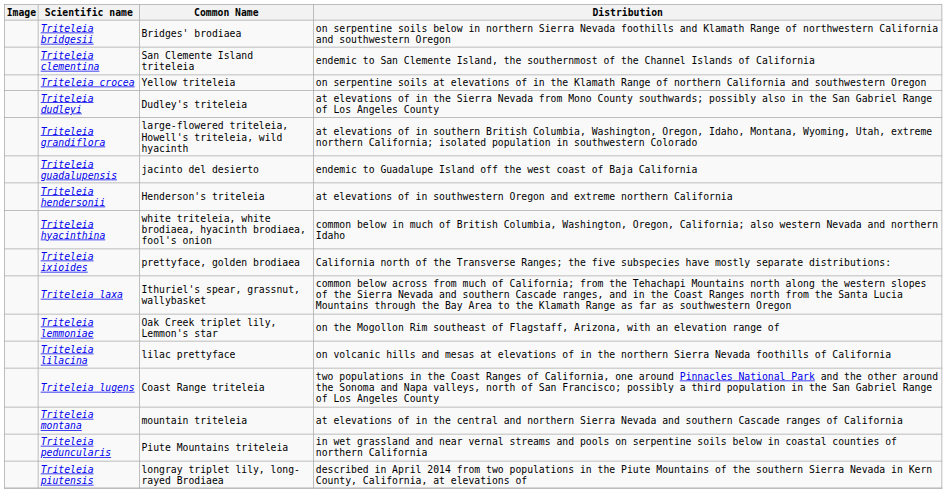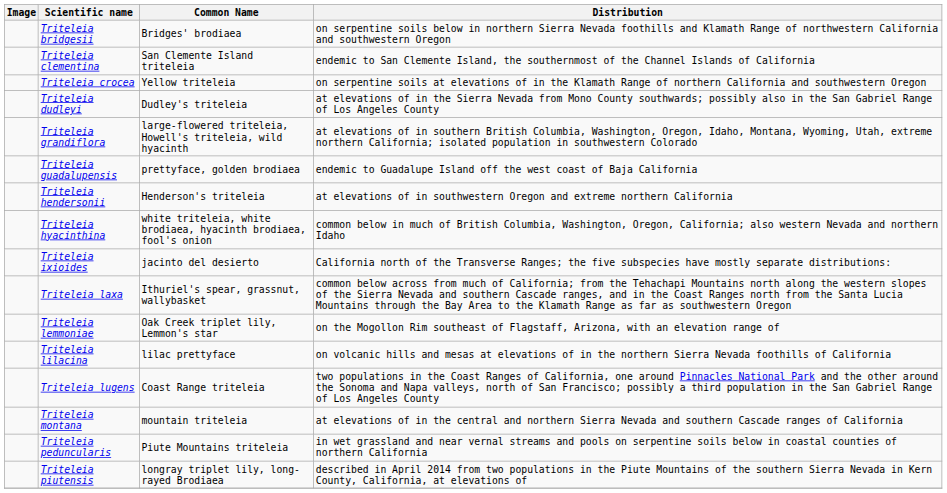(200, 170) jacinto del desierto -> (221, 170) prettyface, golden brodiaea
(221, 262) prettyface, golden brodiaea -> (200, 262) jacinto del desierto
